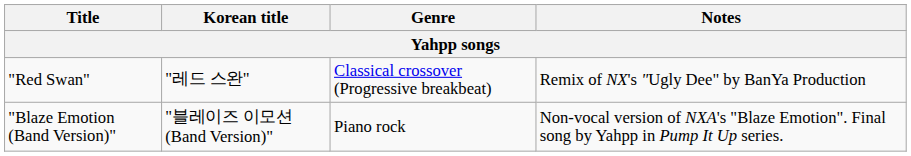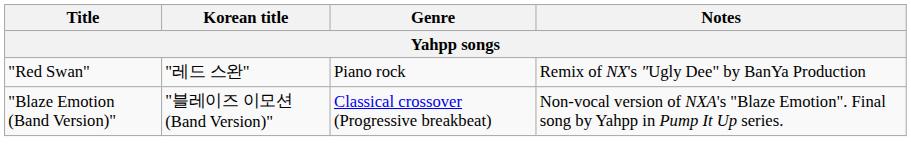(413, 79) Classical crossover (Progressive breakbeat) -> (370, 72) Piano rock
(370, 126) Piano rock -> (413, 110) Classical crossover (Progressive breakbeat)
